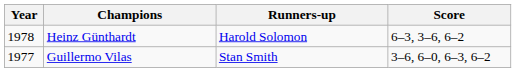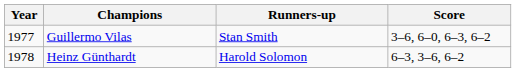rows swapped: (89, 57) <-> (91, 36)
